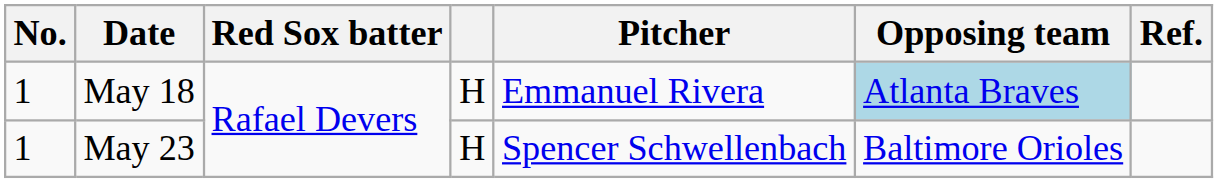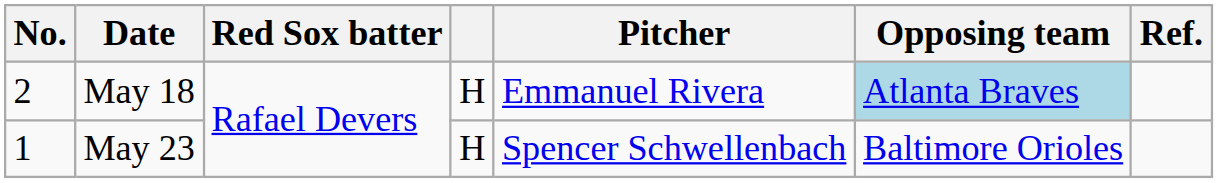(23, 90) 1 -> (23, 90) 2
